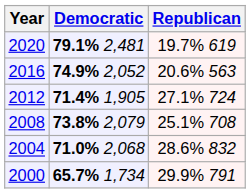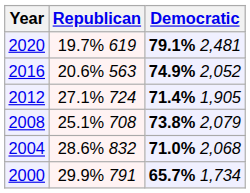columns swapped: (197, 19) <-> (99, 19)
